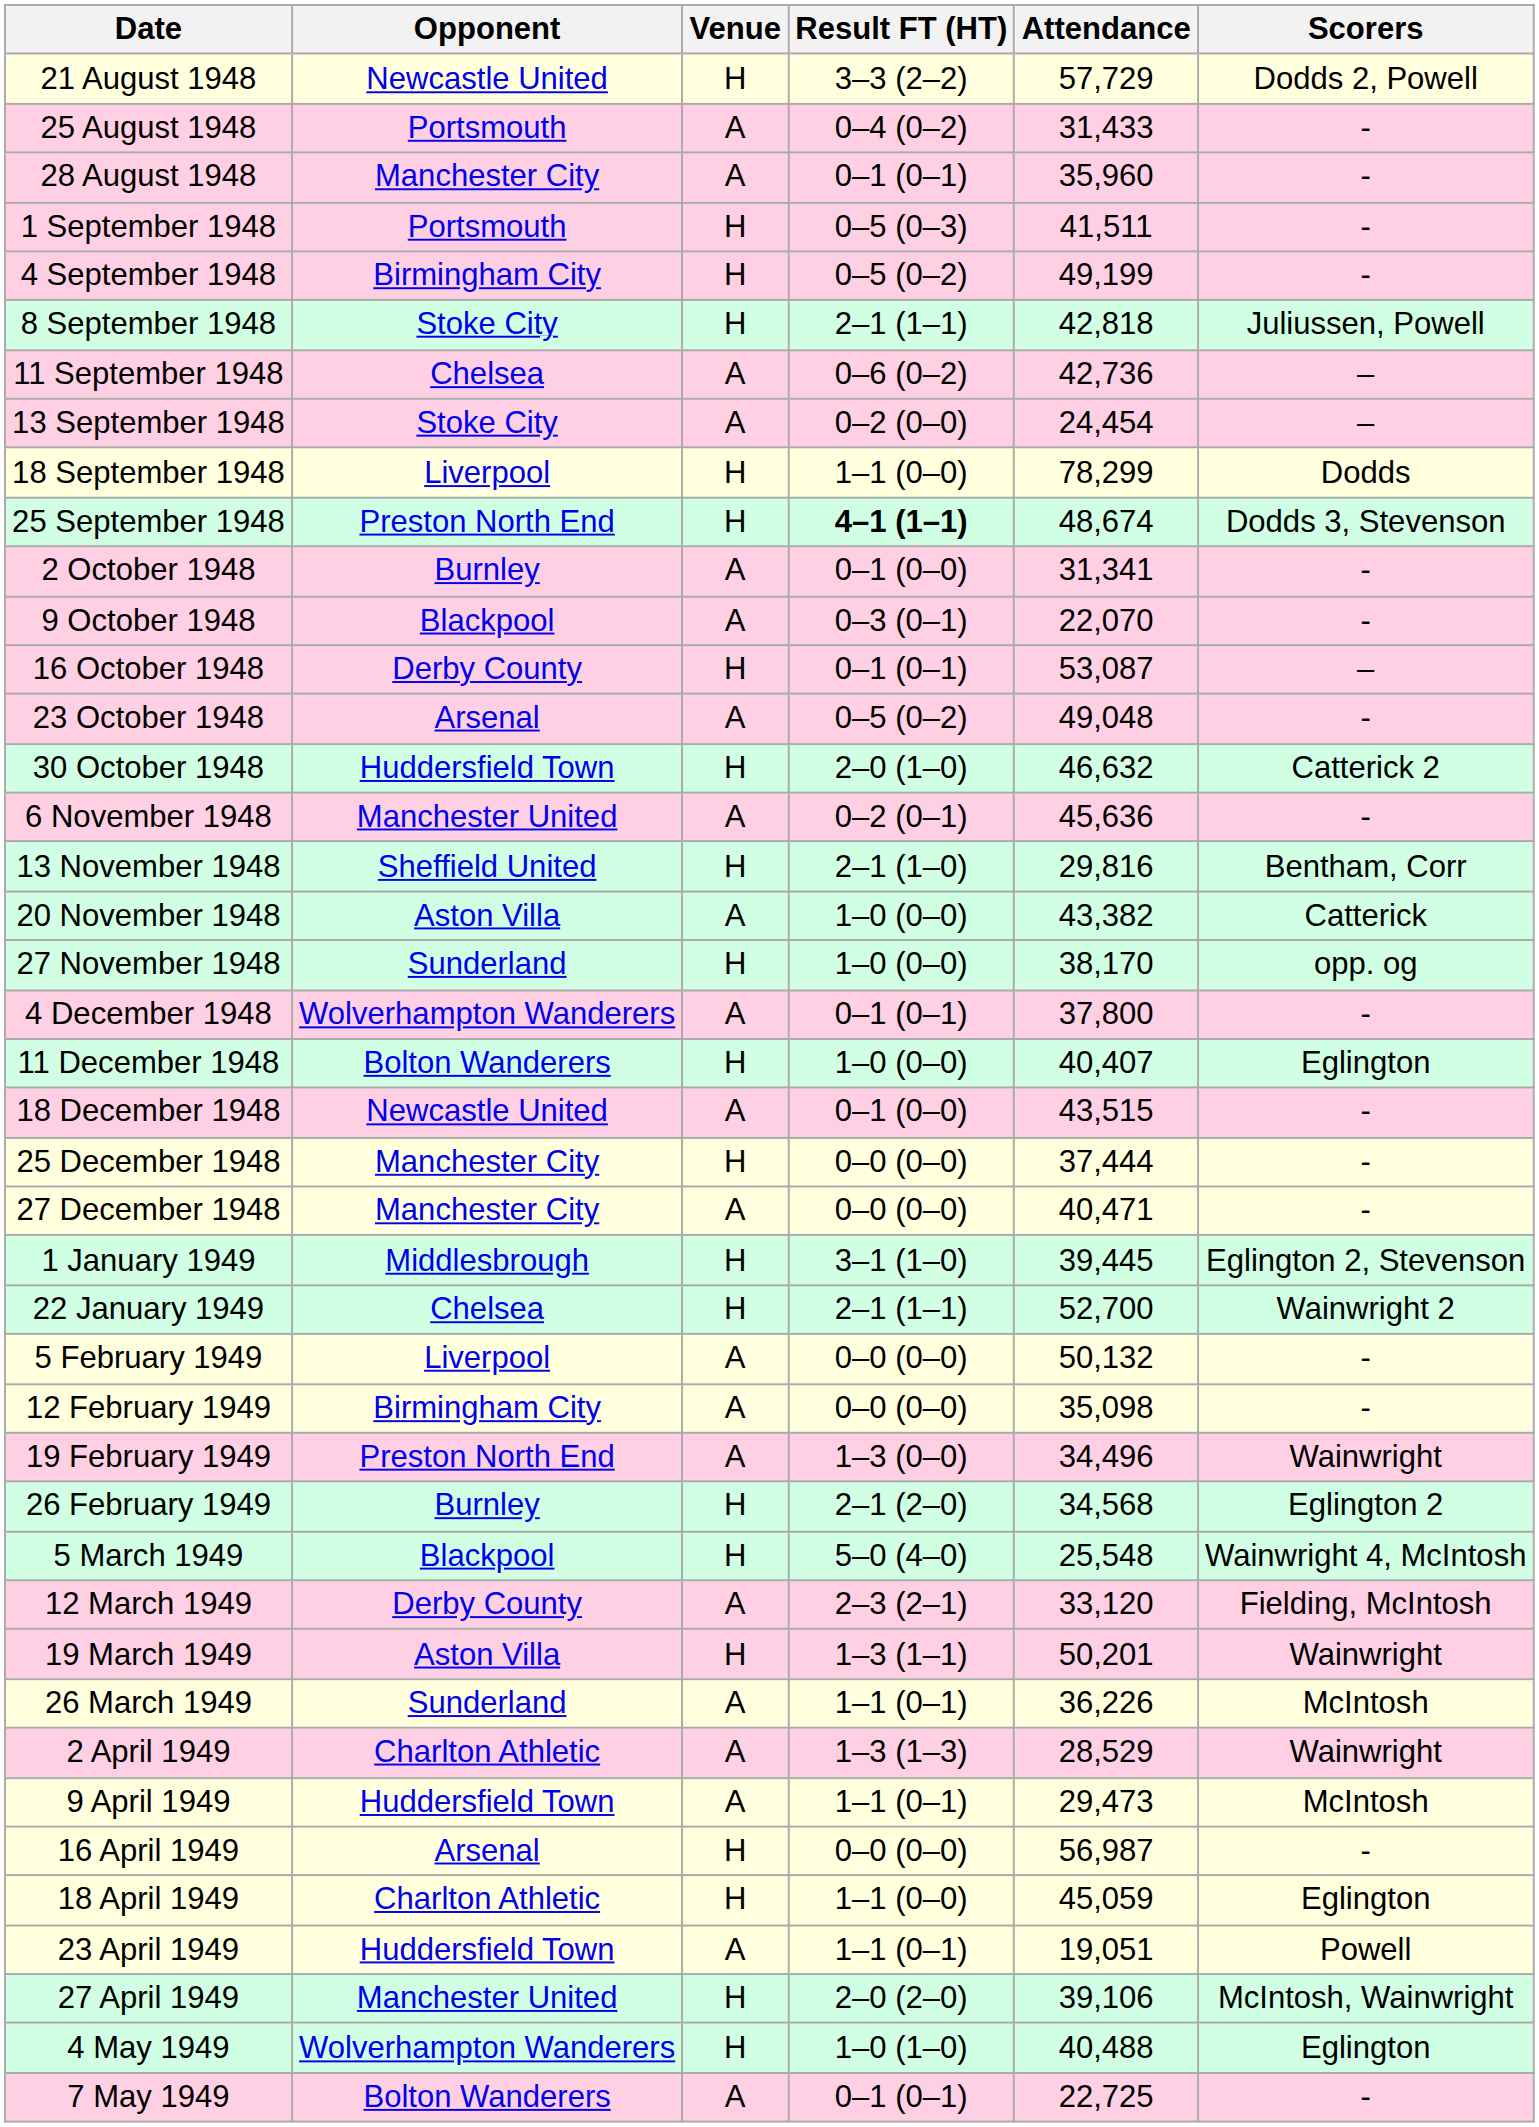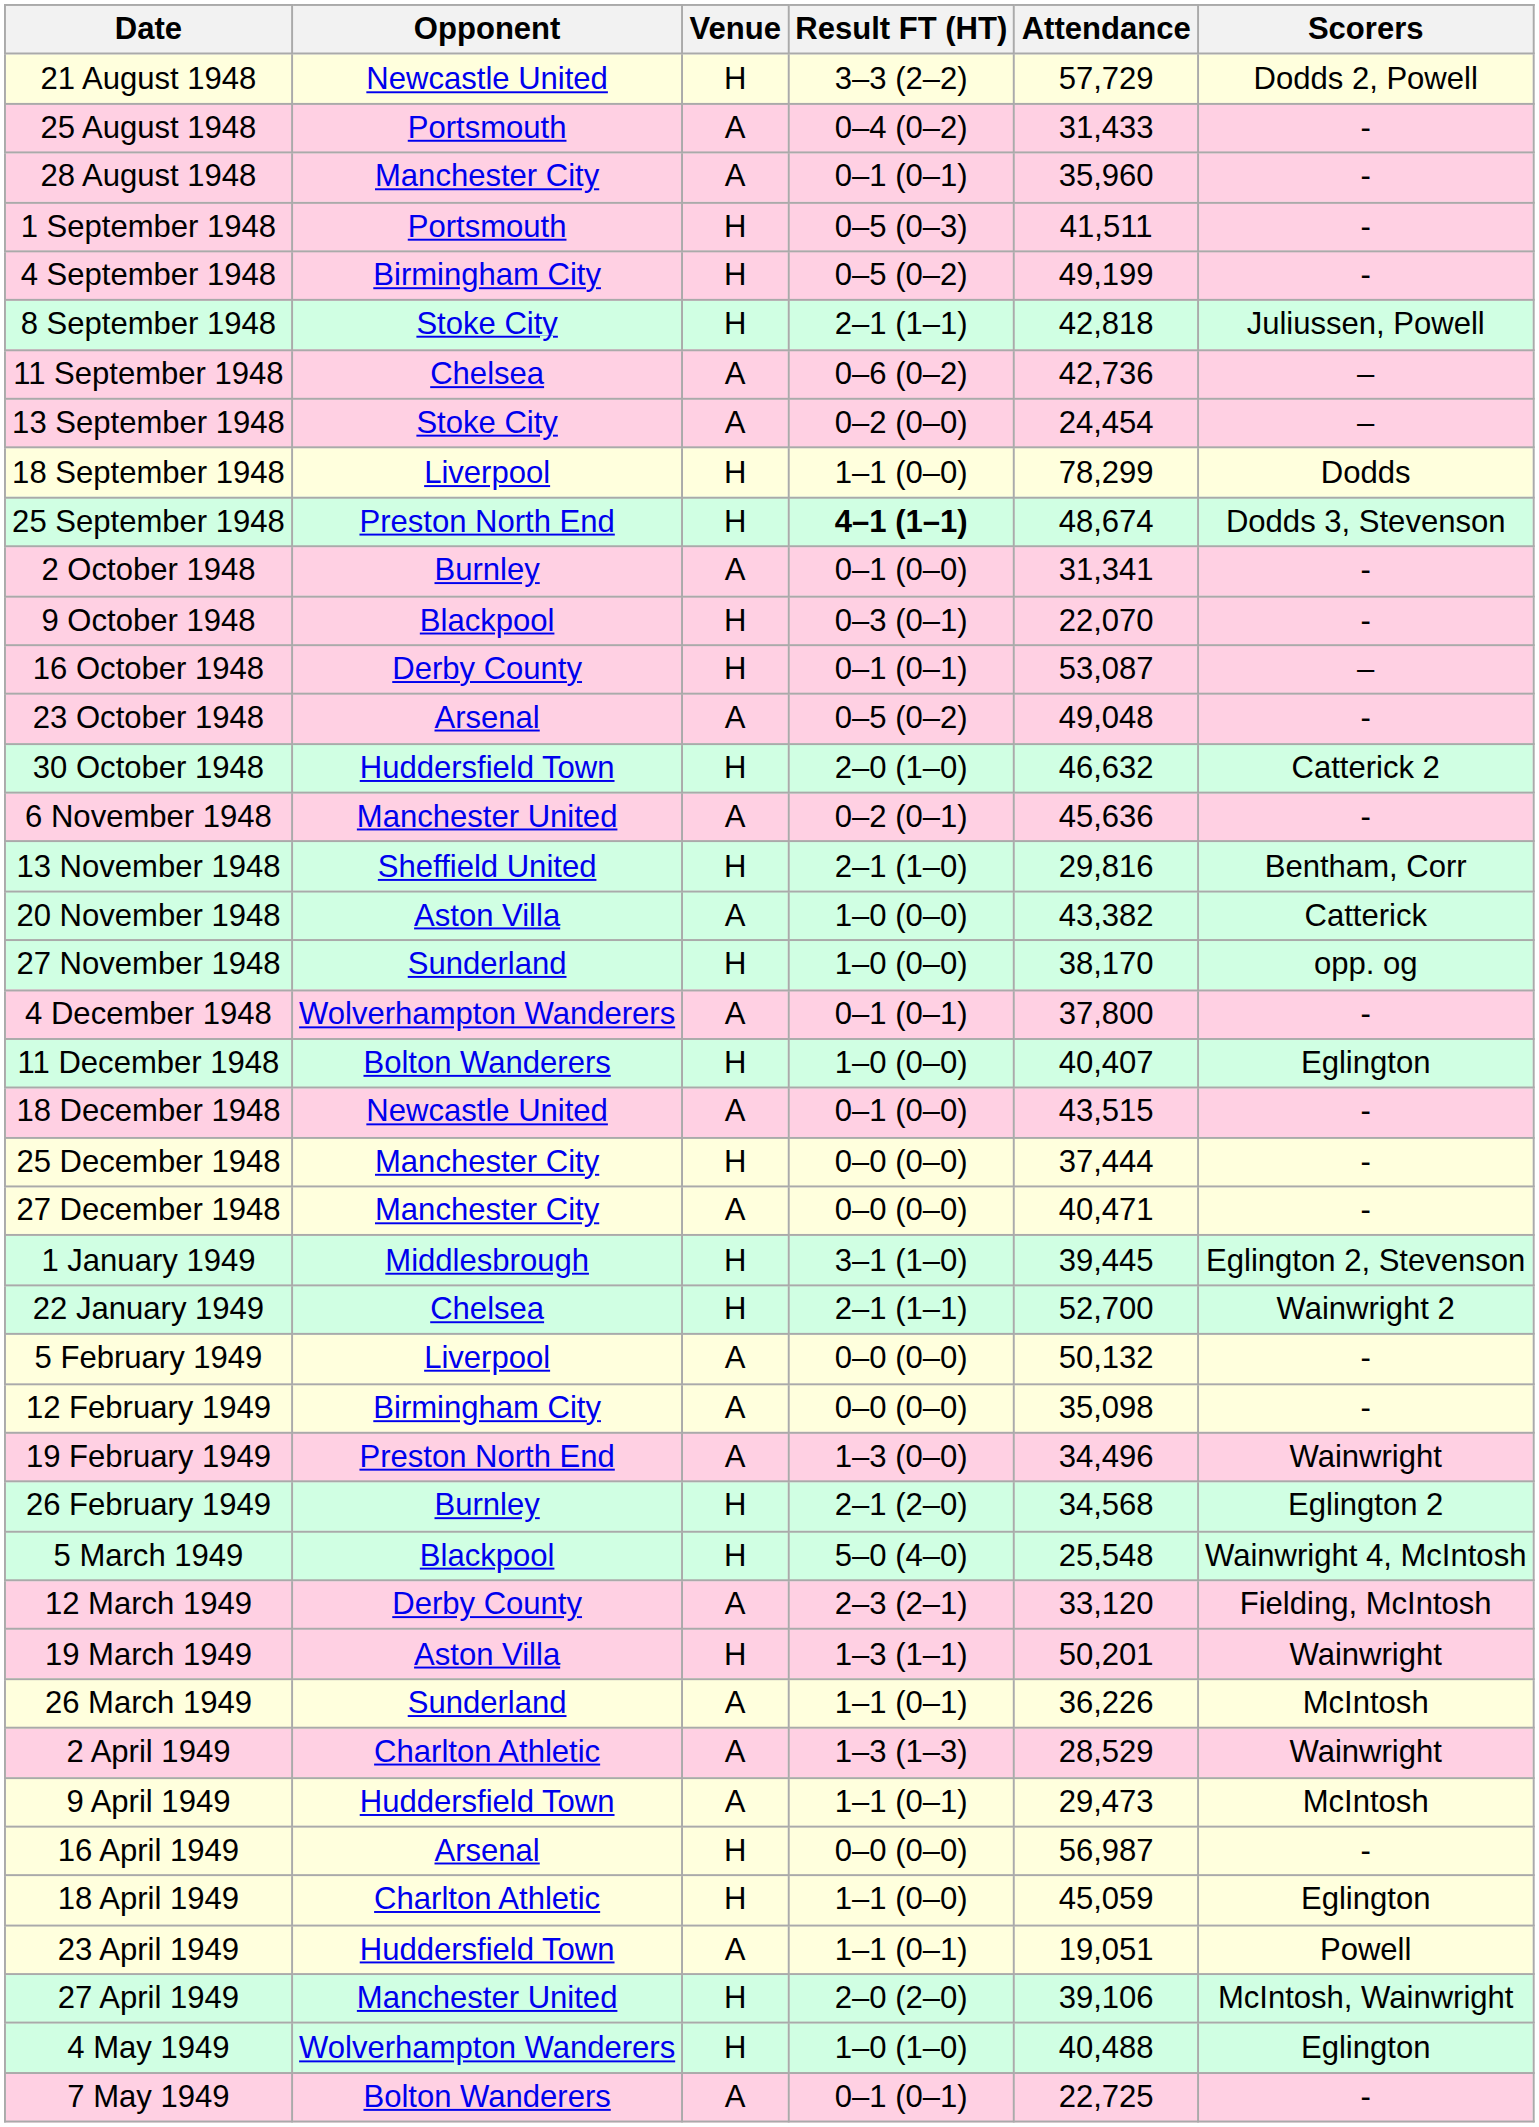(735, 619) A -> (735, 619) H
